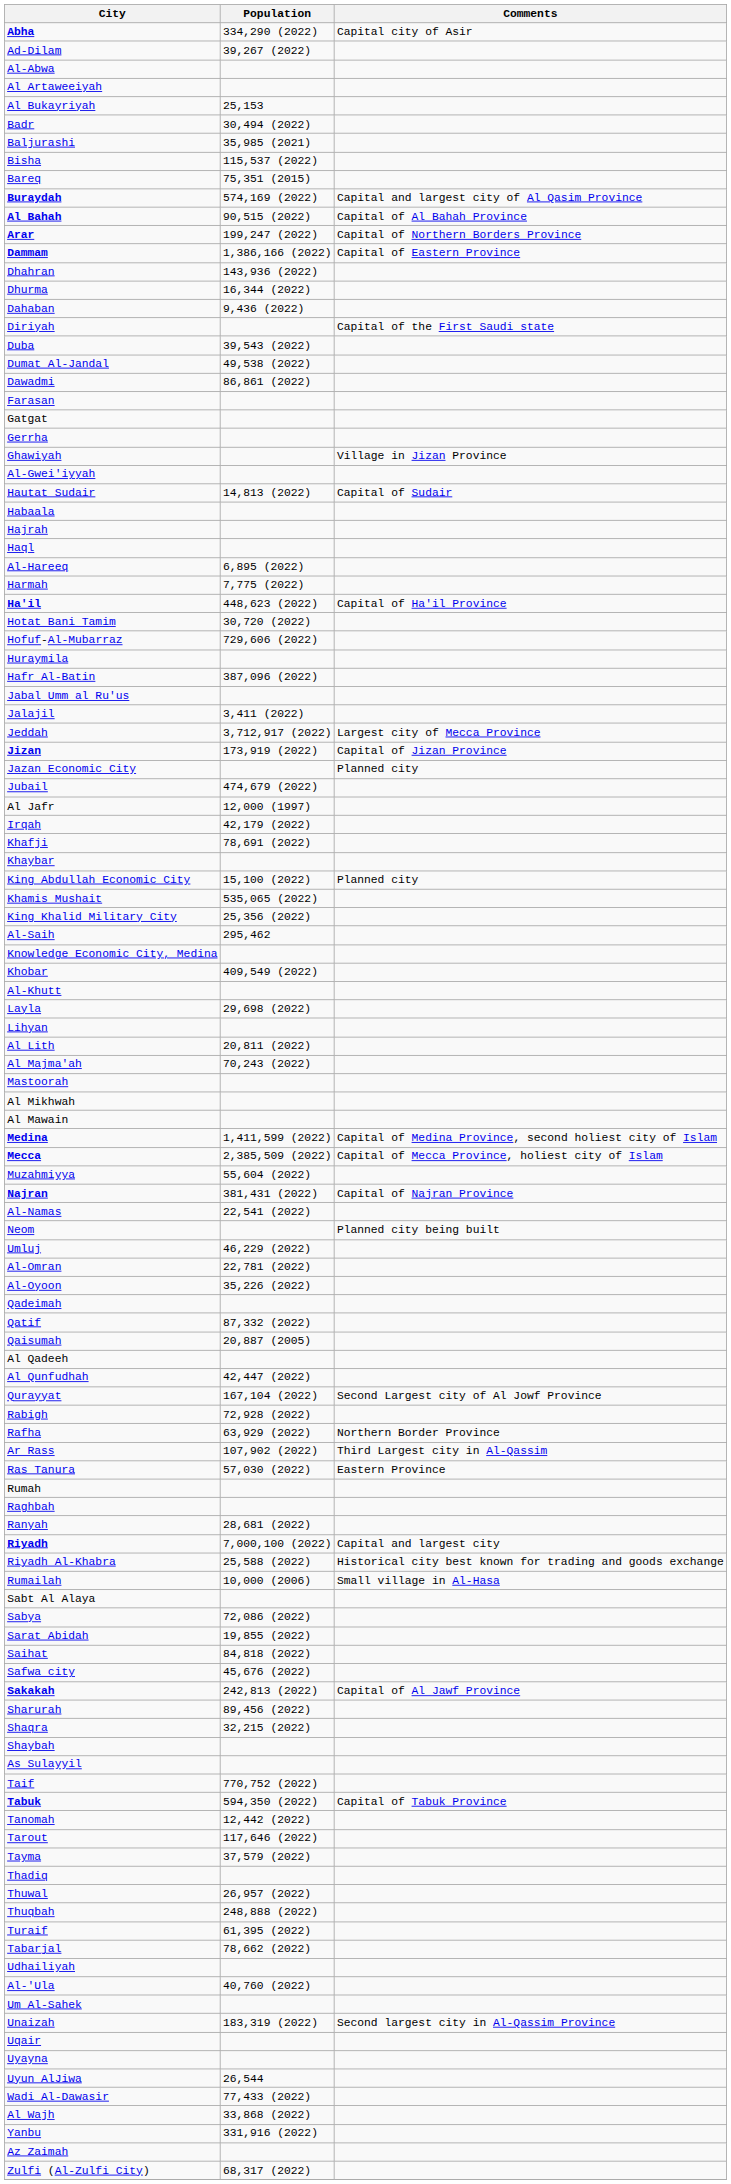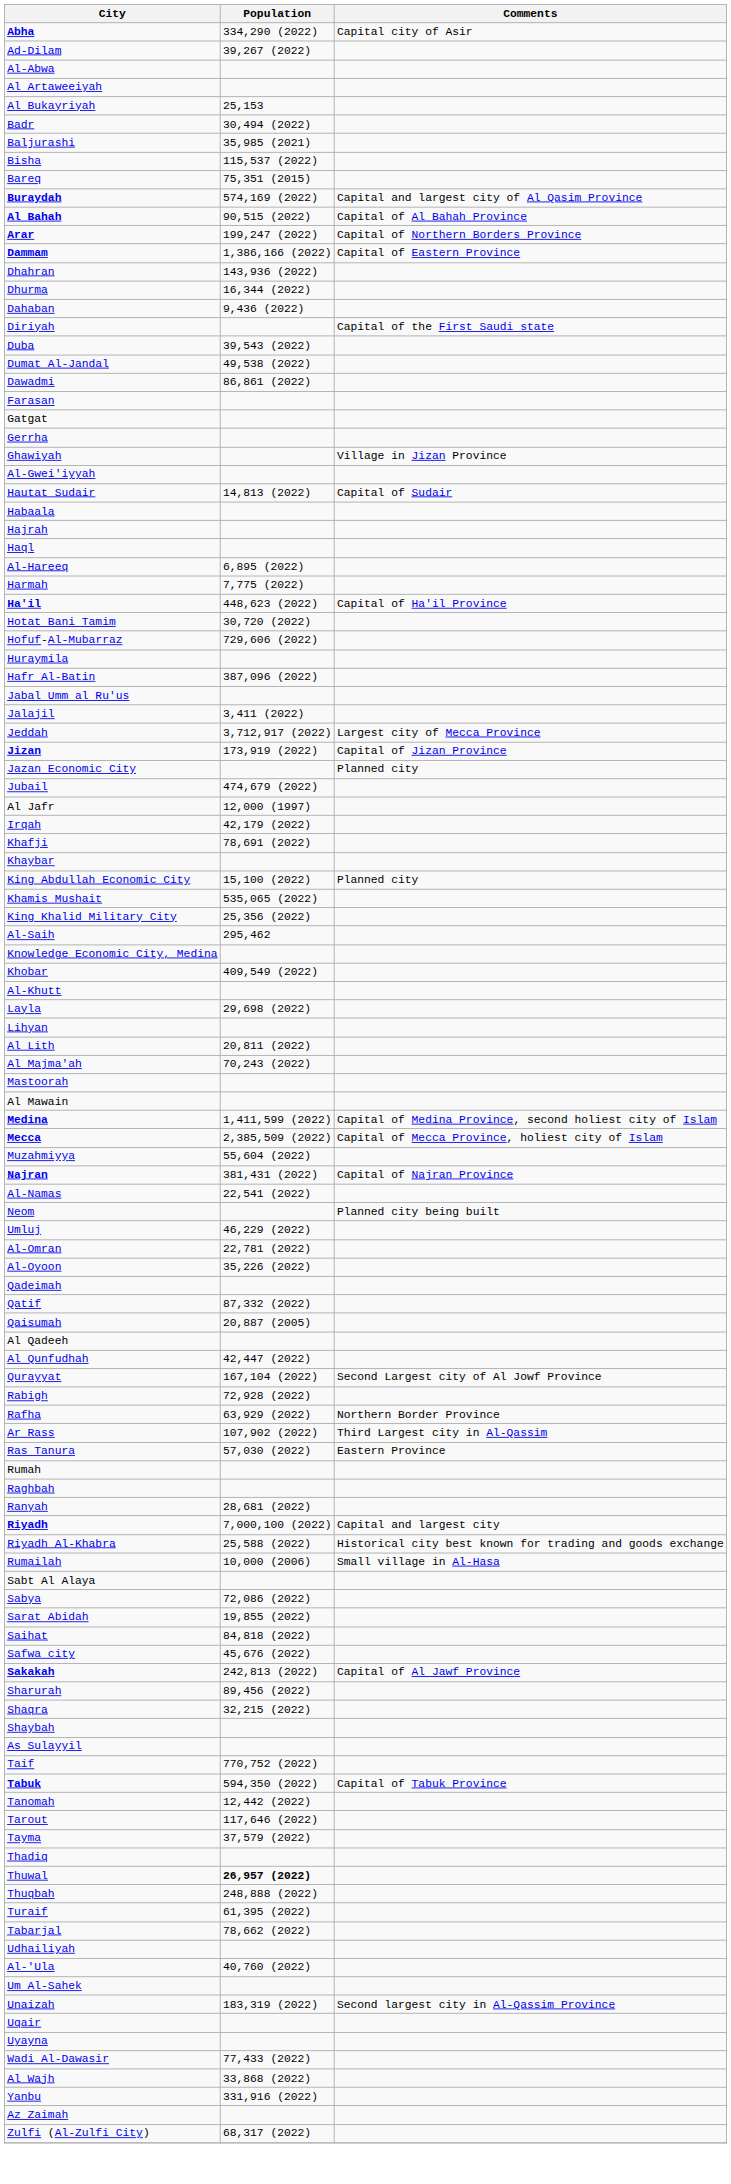- row: (41, 1101)
(267, 1894) normal -> (267, 1875) bold
- row: (44, 2078)
